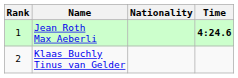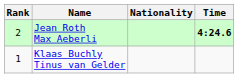(18, 33) 1 -> (18, 33) 2
(18, 59) 2 -> (18, 59) 1
